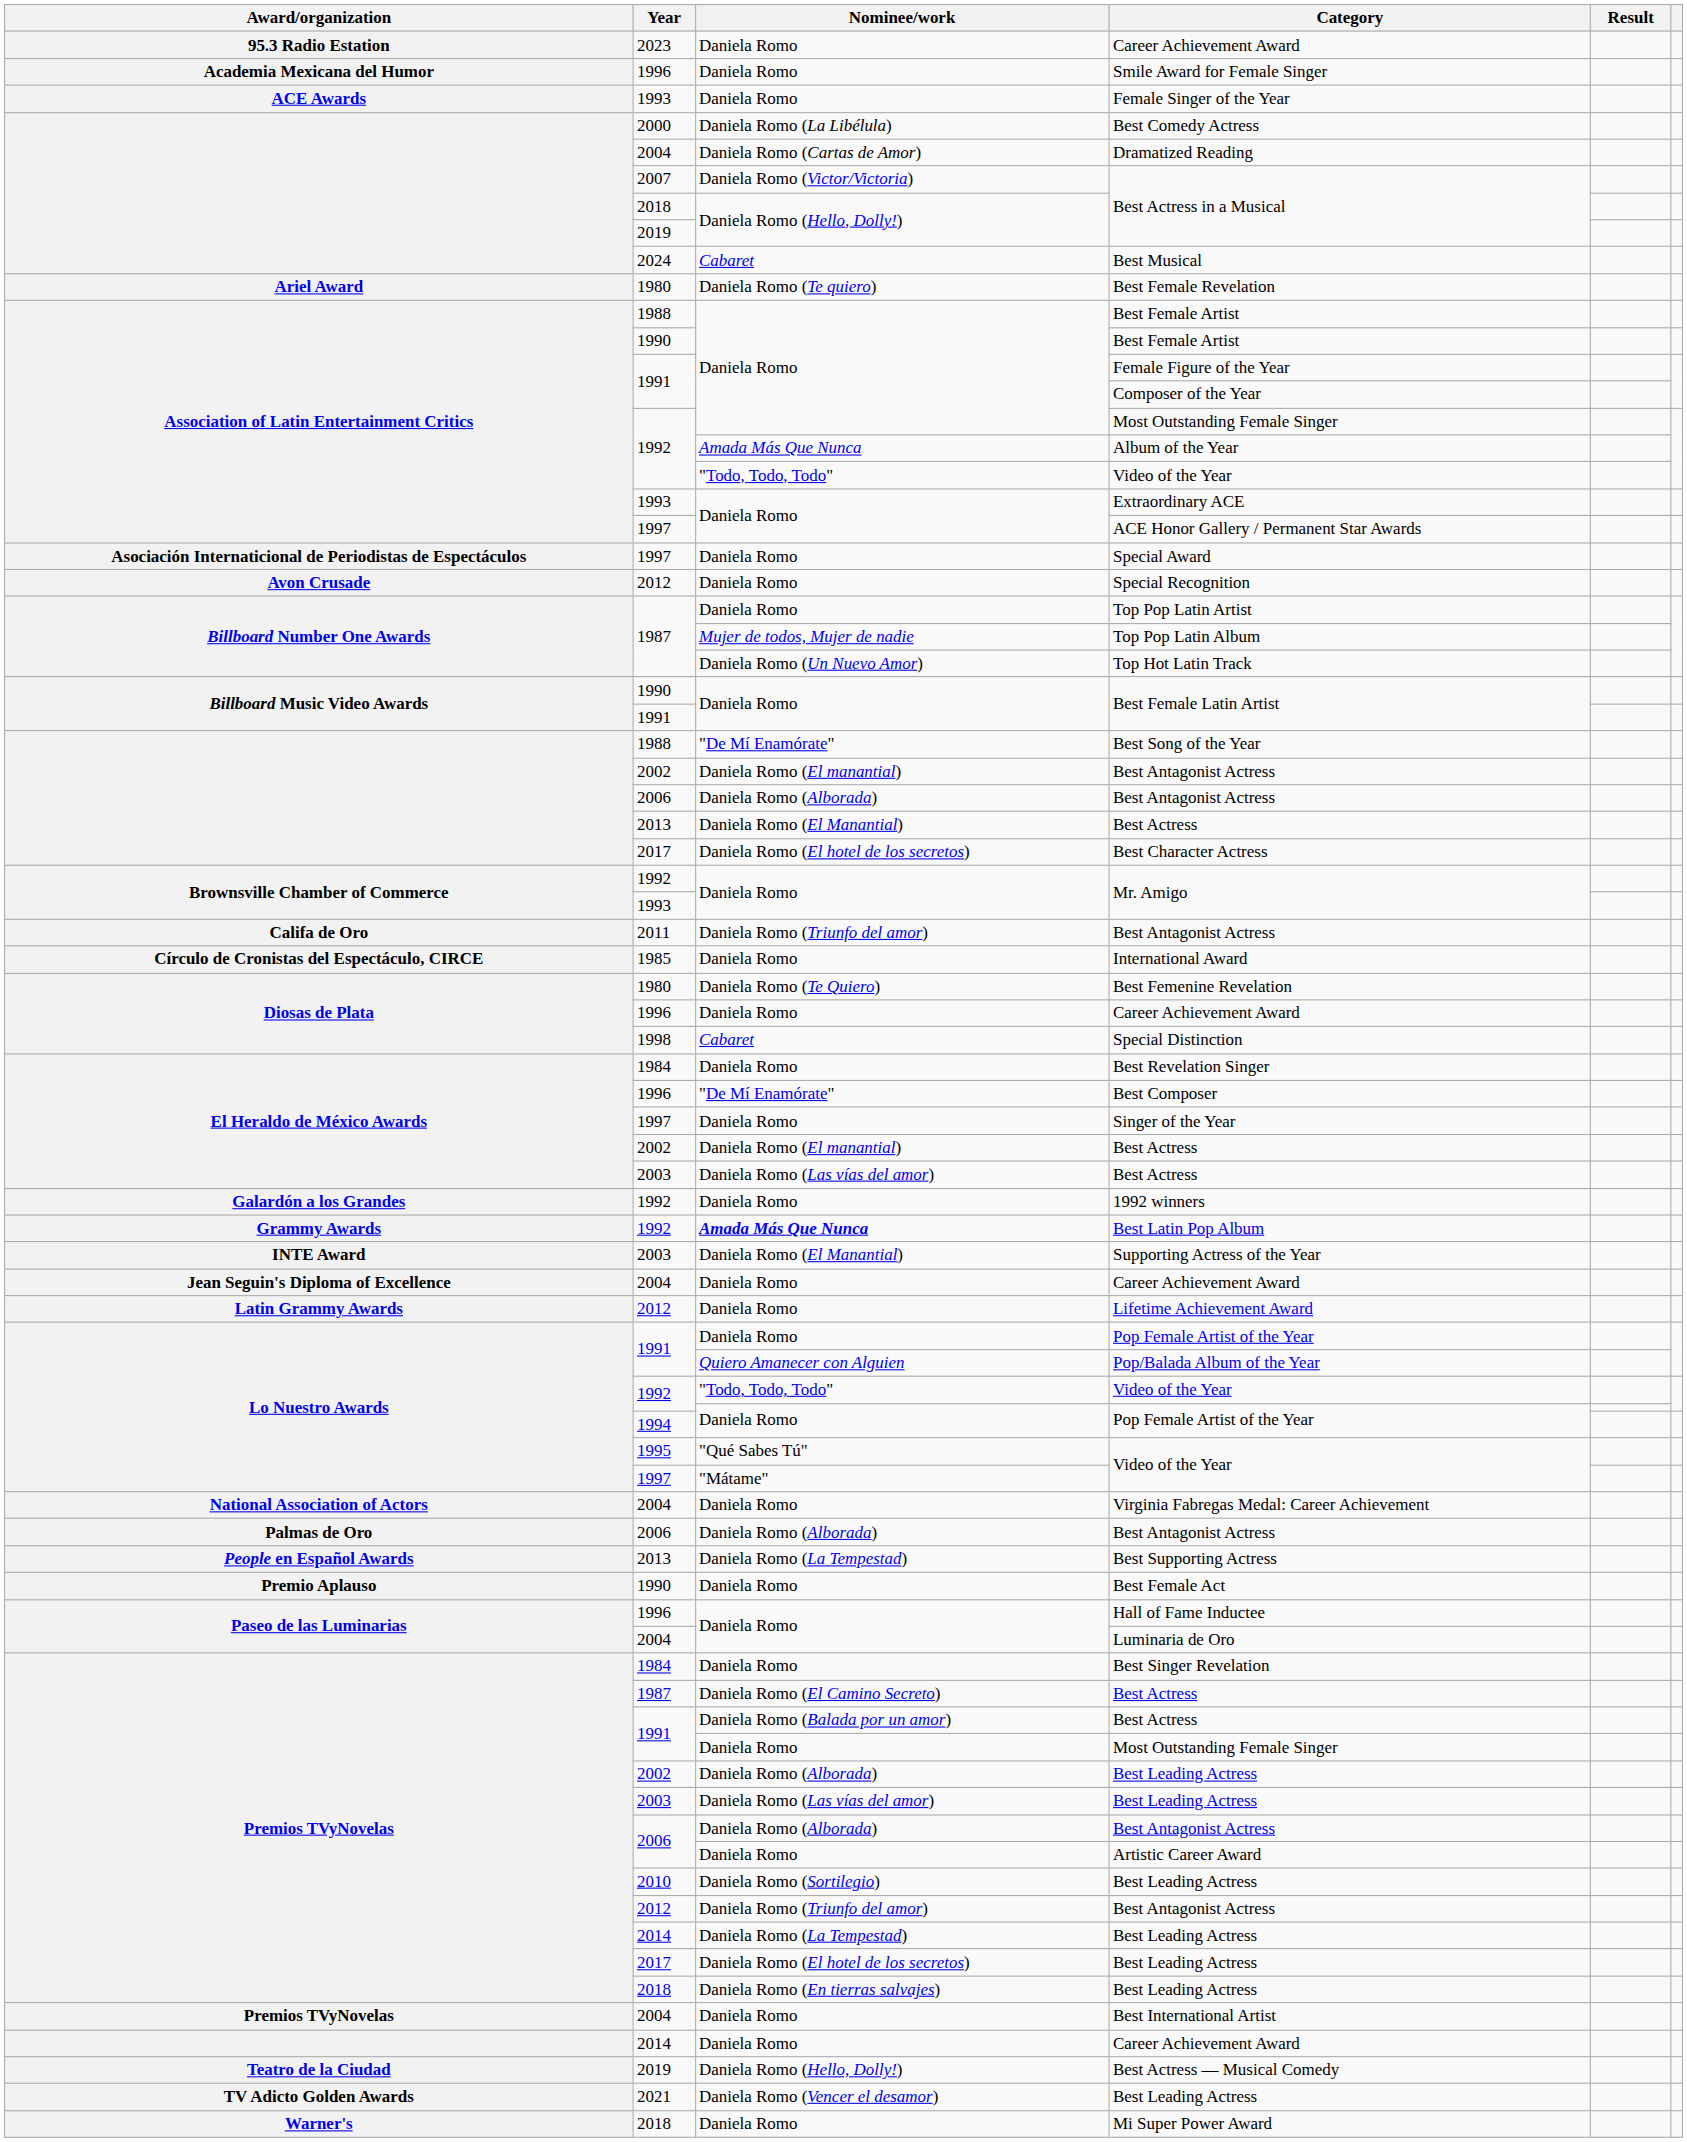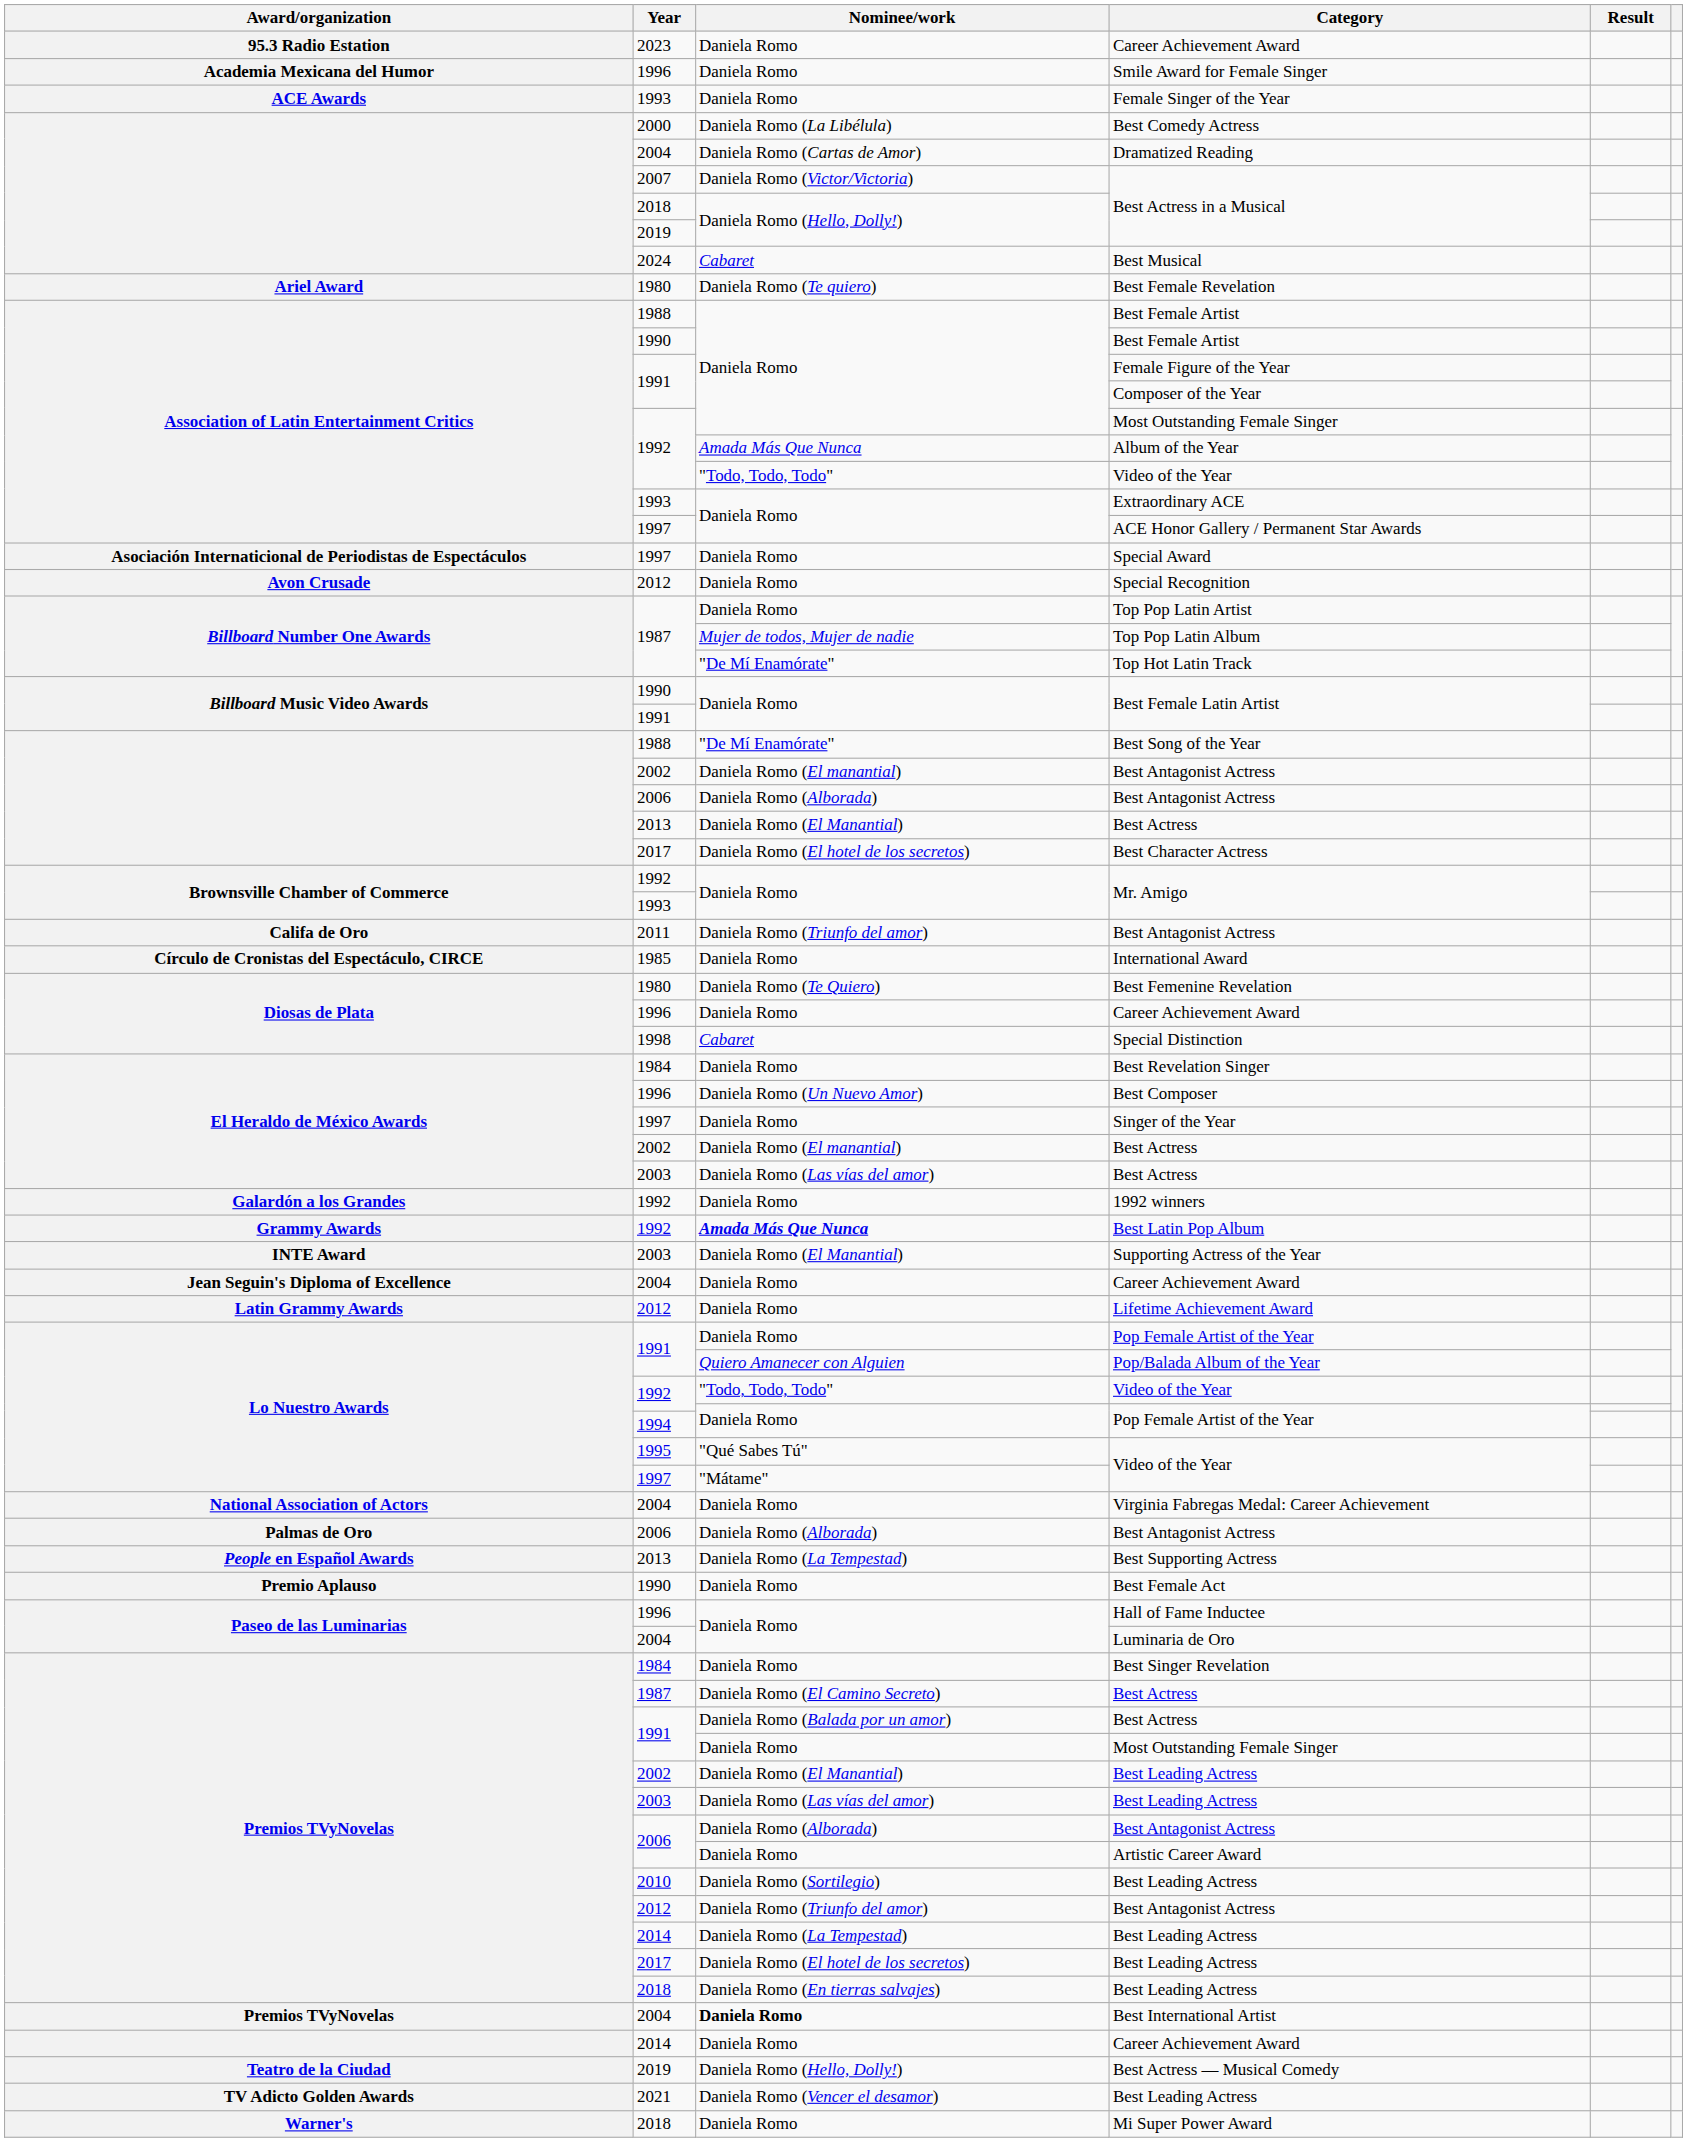(811, 663) Daniela Romo (Un Nuevo Amor) -> (767, 663) "De Mí Enamórate"
(767, 1093) "De Mí Enamórate" -> (811, 1093) Daniela Romo (Un Nuevo Amor)
(788, 1774) Daniela Romo (Alborada) -> (801, 1774) Daniela Romo (El Manantial)
(748, 2016) normal -> (751, 2016) bold
